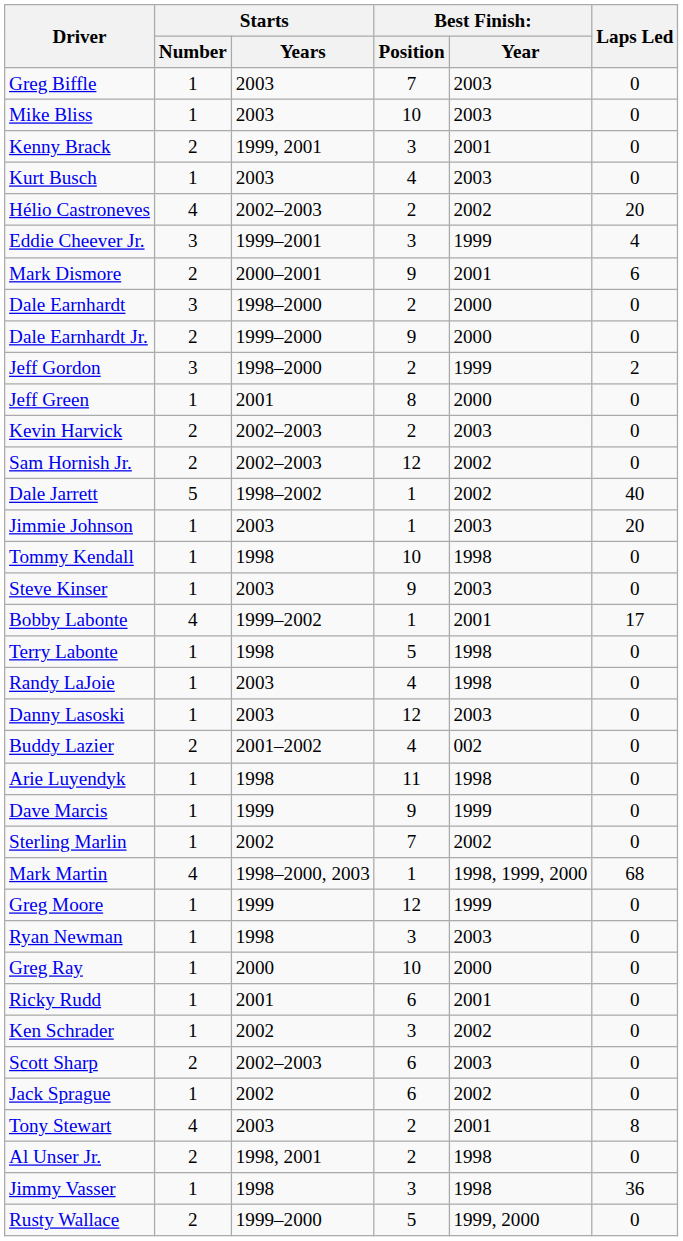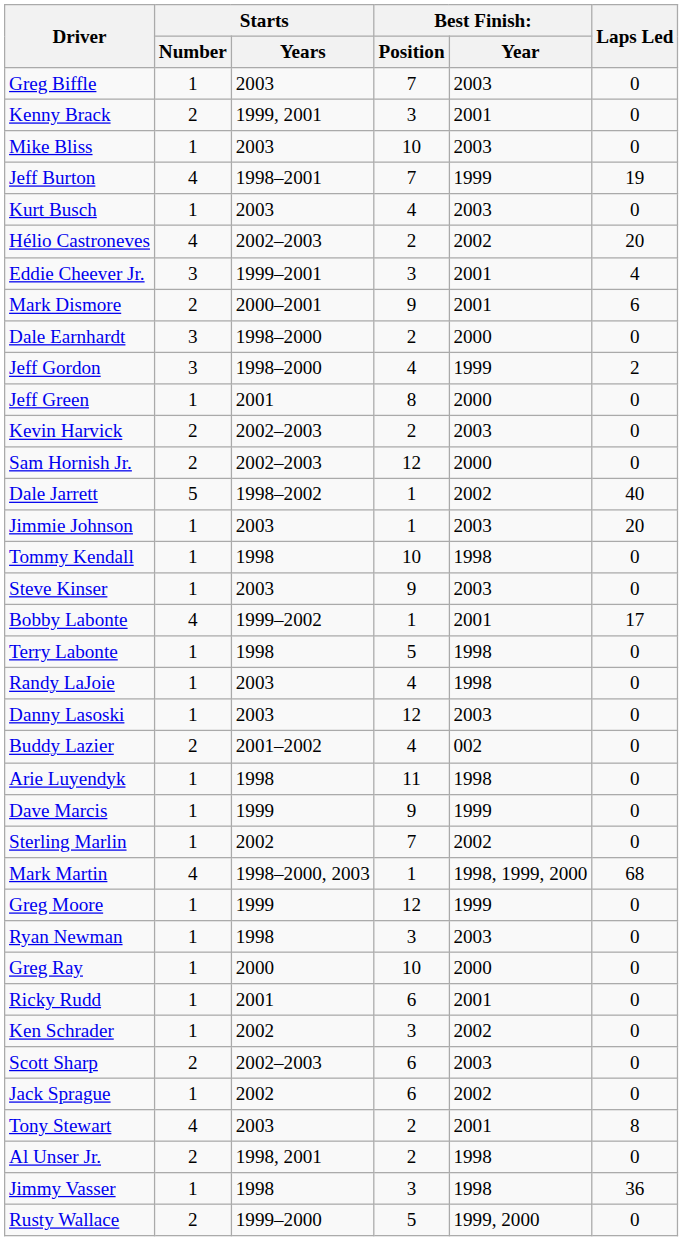rows swapped: (51, 115) <-> (60, 146)
+ row: (52, 178)
(473, 241) 1999 -> (473, 273) 2001
- row: (78, 336)
(412, 367) 2 -> (412, 367) 4
(473, 462) 2002 -> (473, 462) 2000
